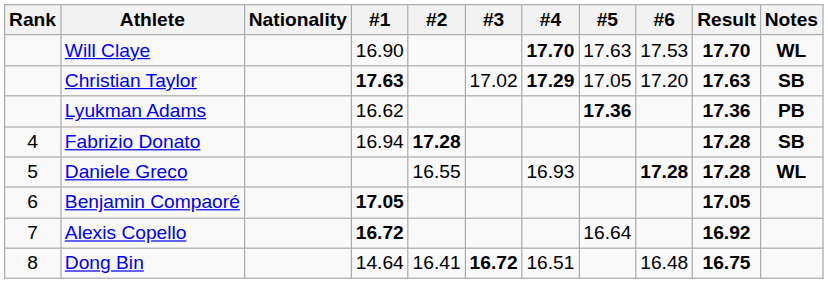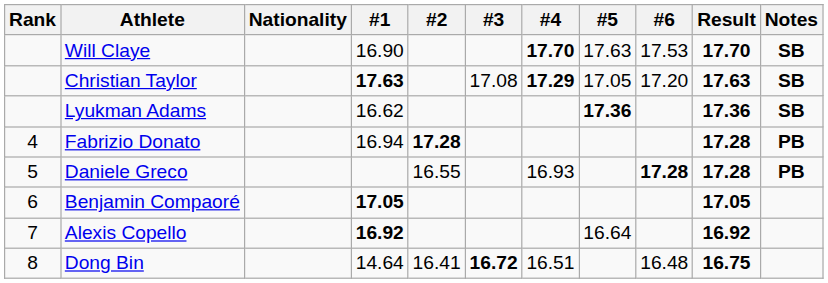(791, 50) WL -> (791, 50) SB
(494, 80) 17.02 -> (494, 80) 17.08
(791, 111) PB -> (791, 111) SB
(791, 141) SB -> (791, 141) PB
(791, 171) WL -> (791, 171) PB
(380, 232) 16.72 -> (380, 232) 16.92
